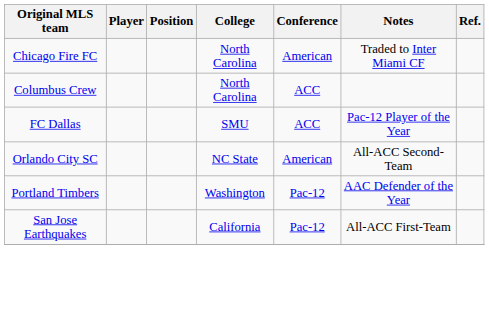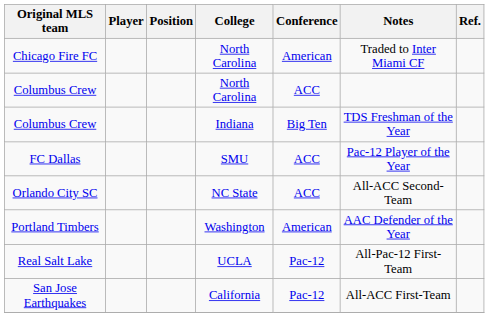+ row: (55, 124)
(307, 158) American -> (307, 192) ACC
(307, 192) Pac-12 -> (307, 227) American
+ row: (55, 261)
